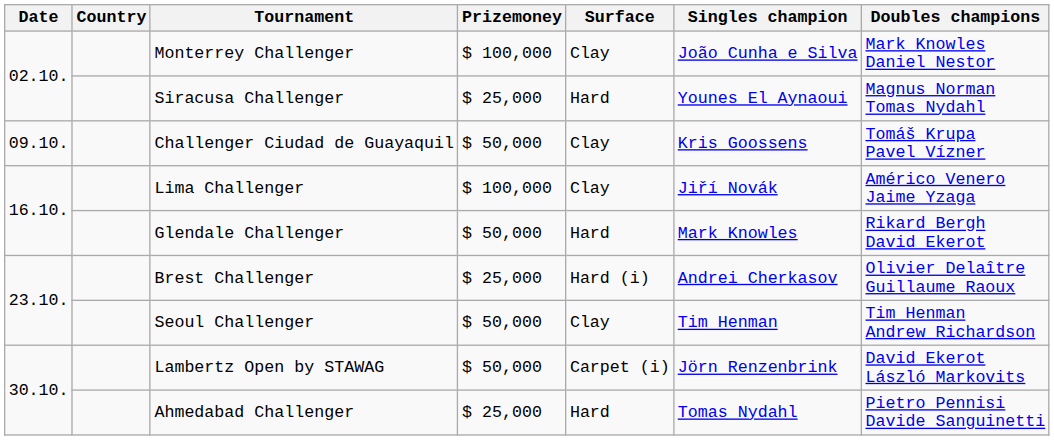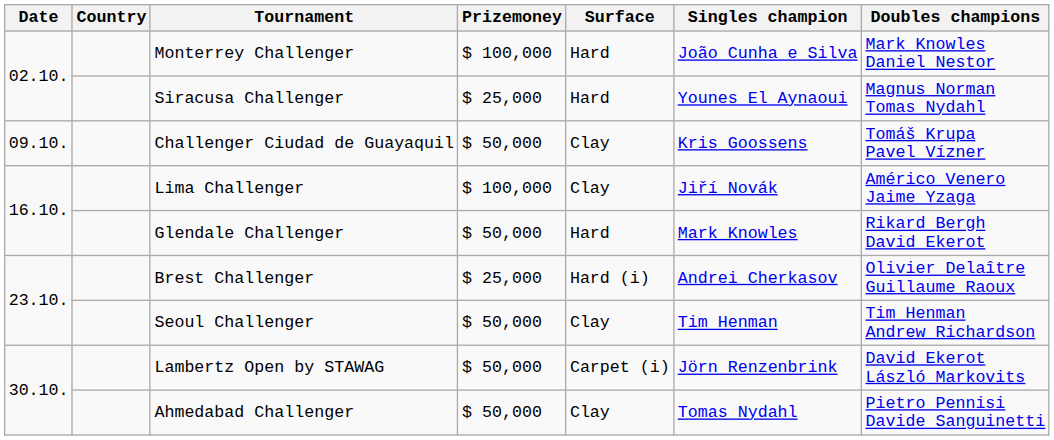(590, 53) Clay -> (590, 53) Hard
(502, 413) $ 25,000 -> (502, 413) $ 50,000
(590, 413) Hard -> (590, 413) Clay
